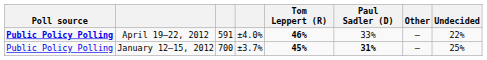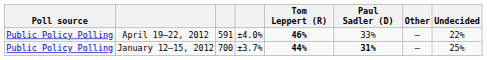(60, 35) bold -> (60, 35) normal
(299, 49) 45% -> (299, 49) 44%
